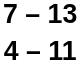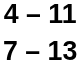rows swapped: (40, 14) <-> (40, 51)
